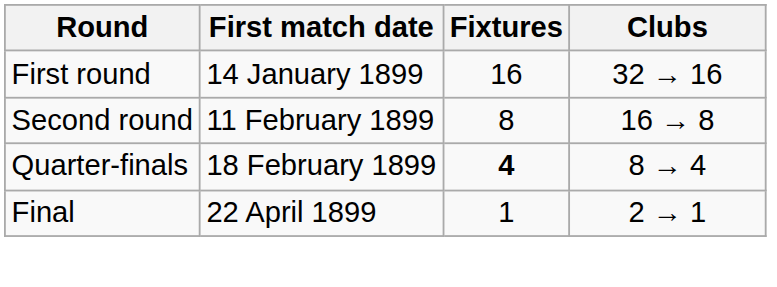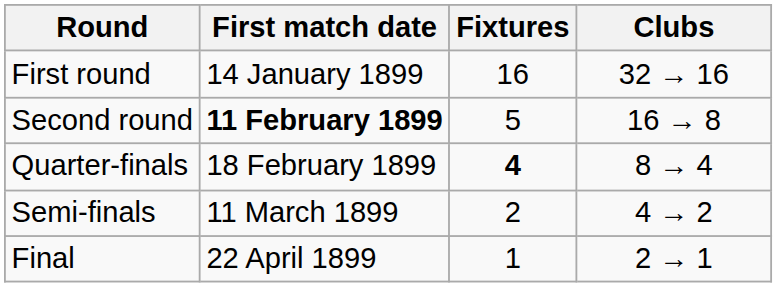(320, 119) normal -> (325, 119) bold
(506, 119) 8 -> (513, 119) 5
+ row: (84, 212)
